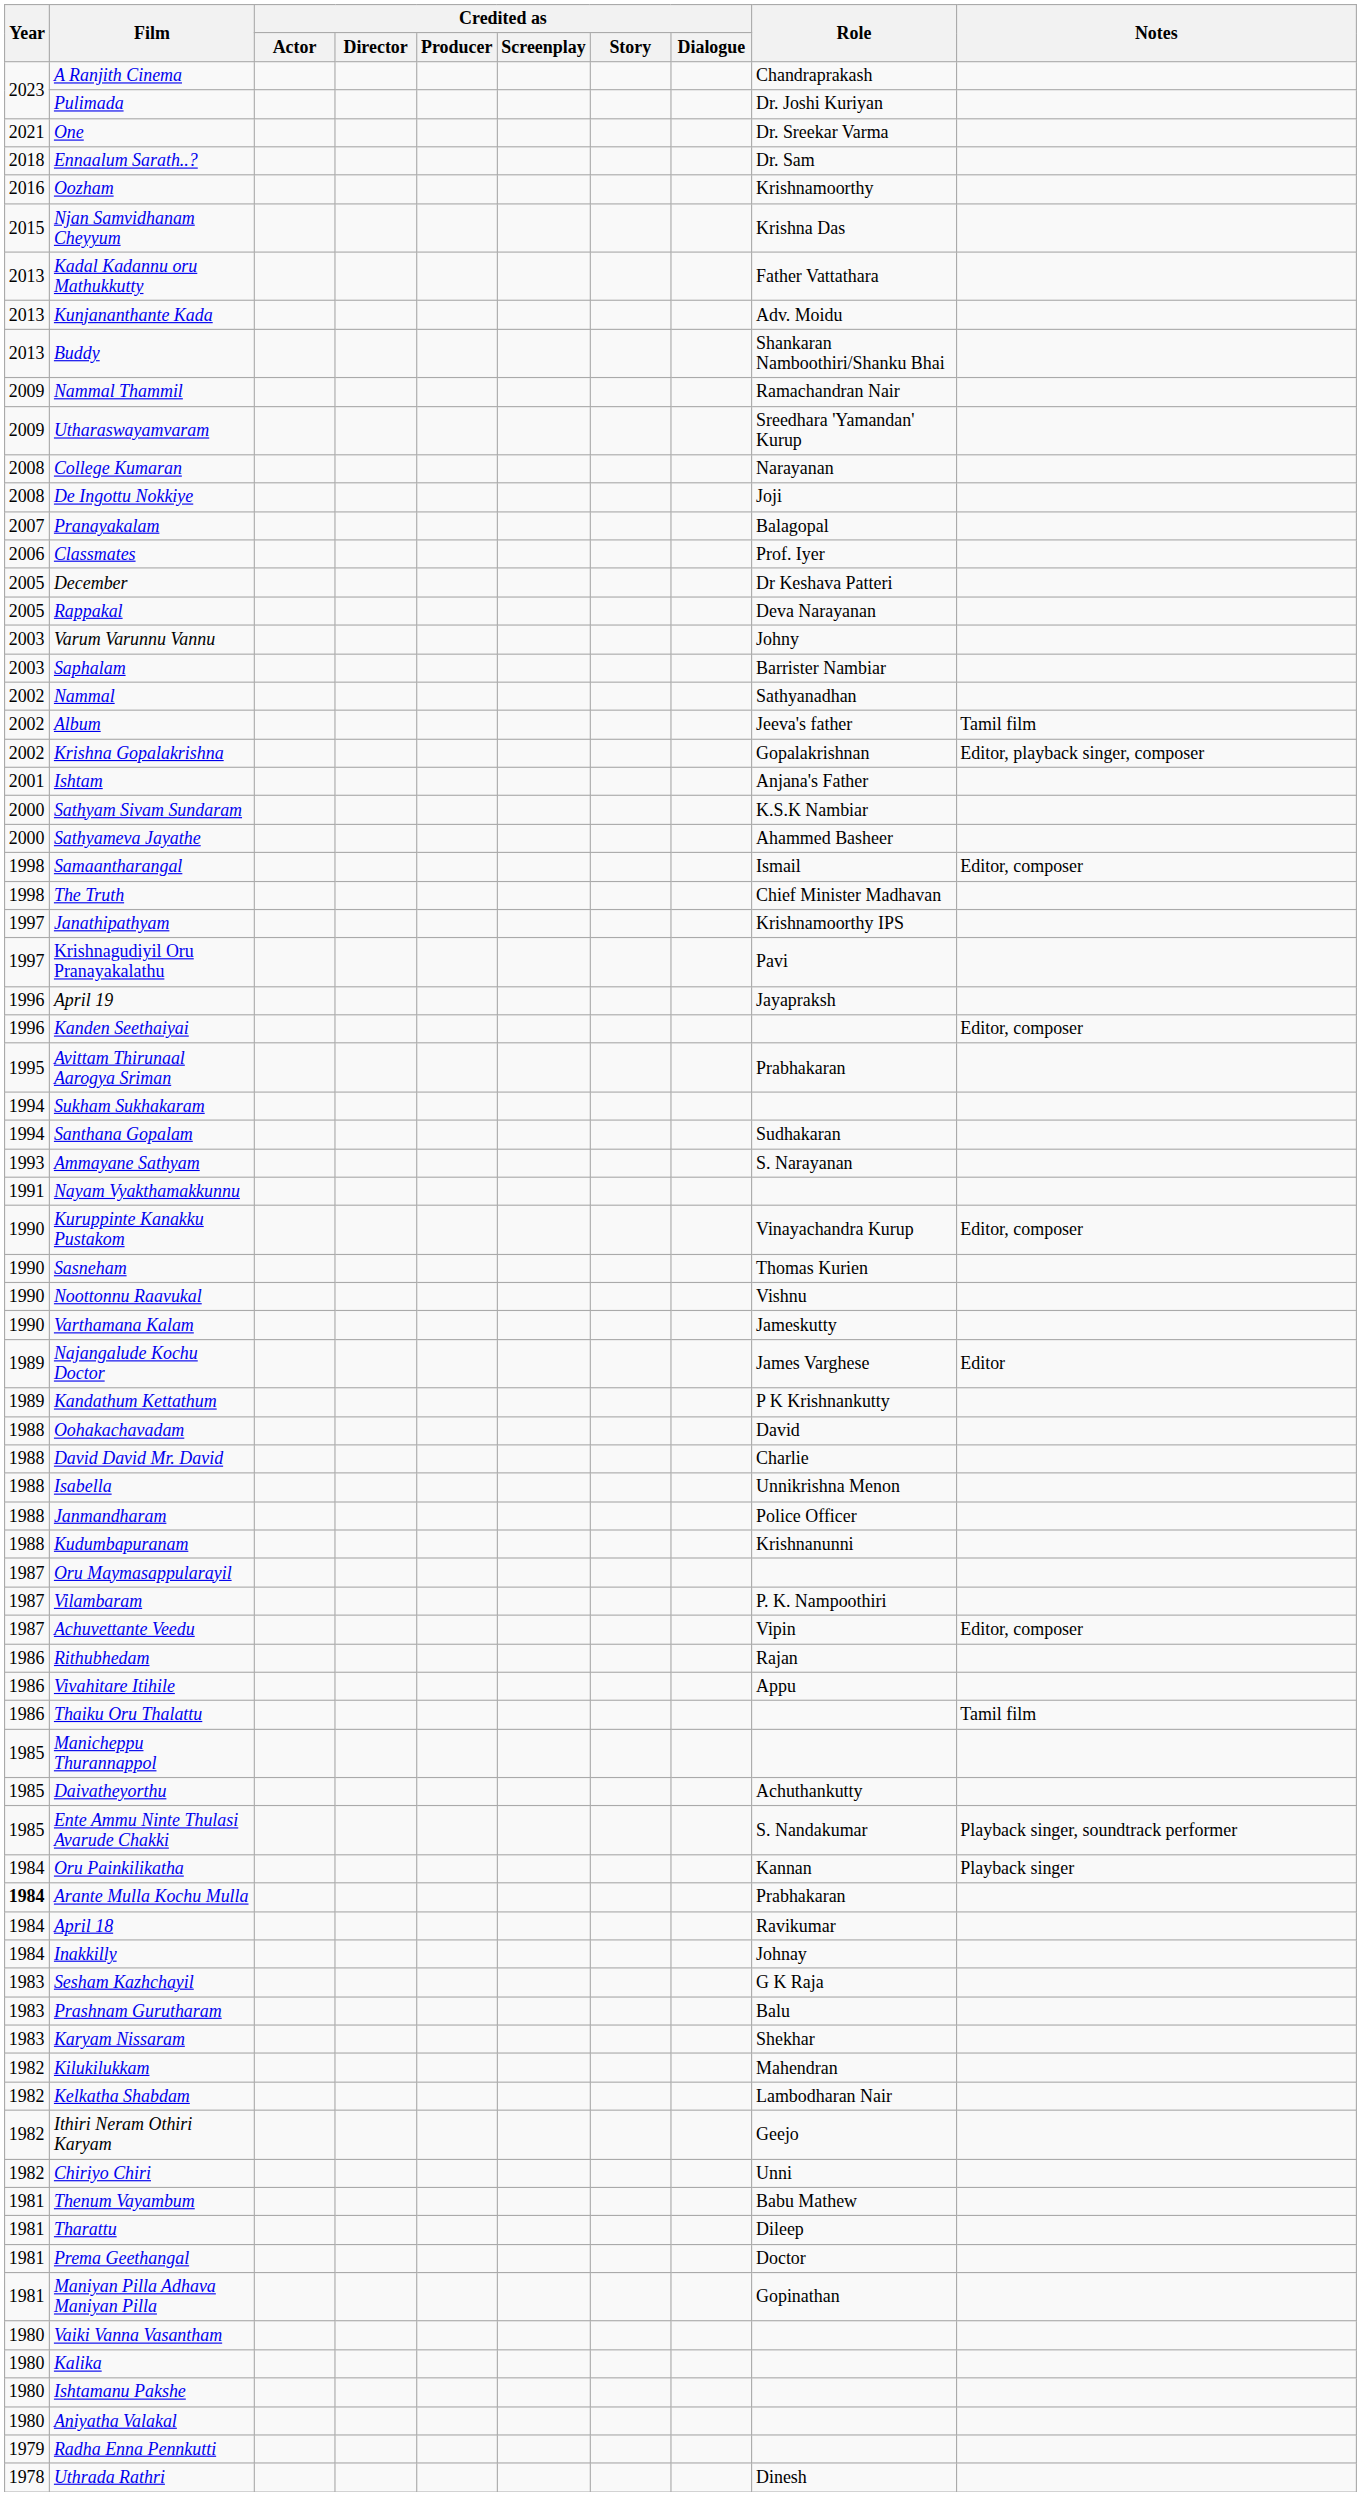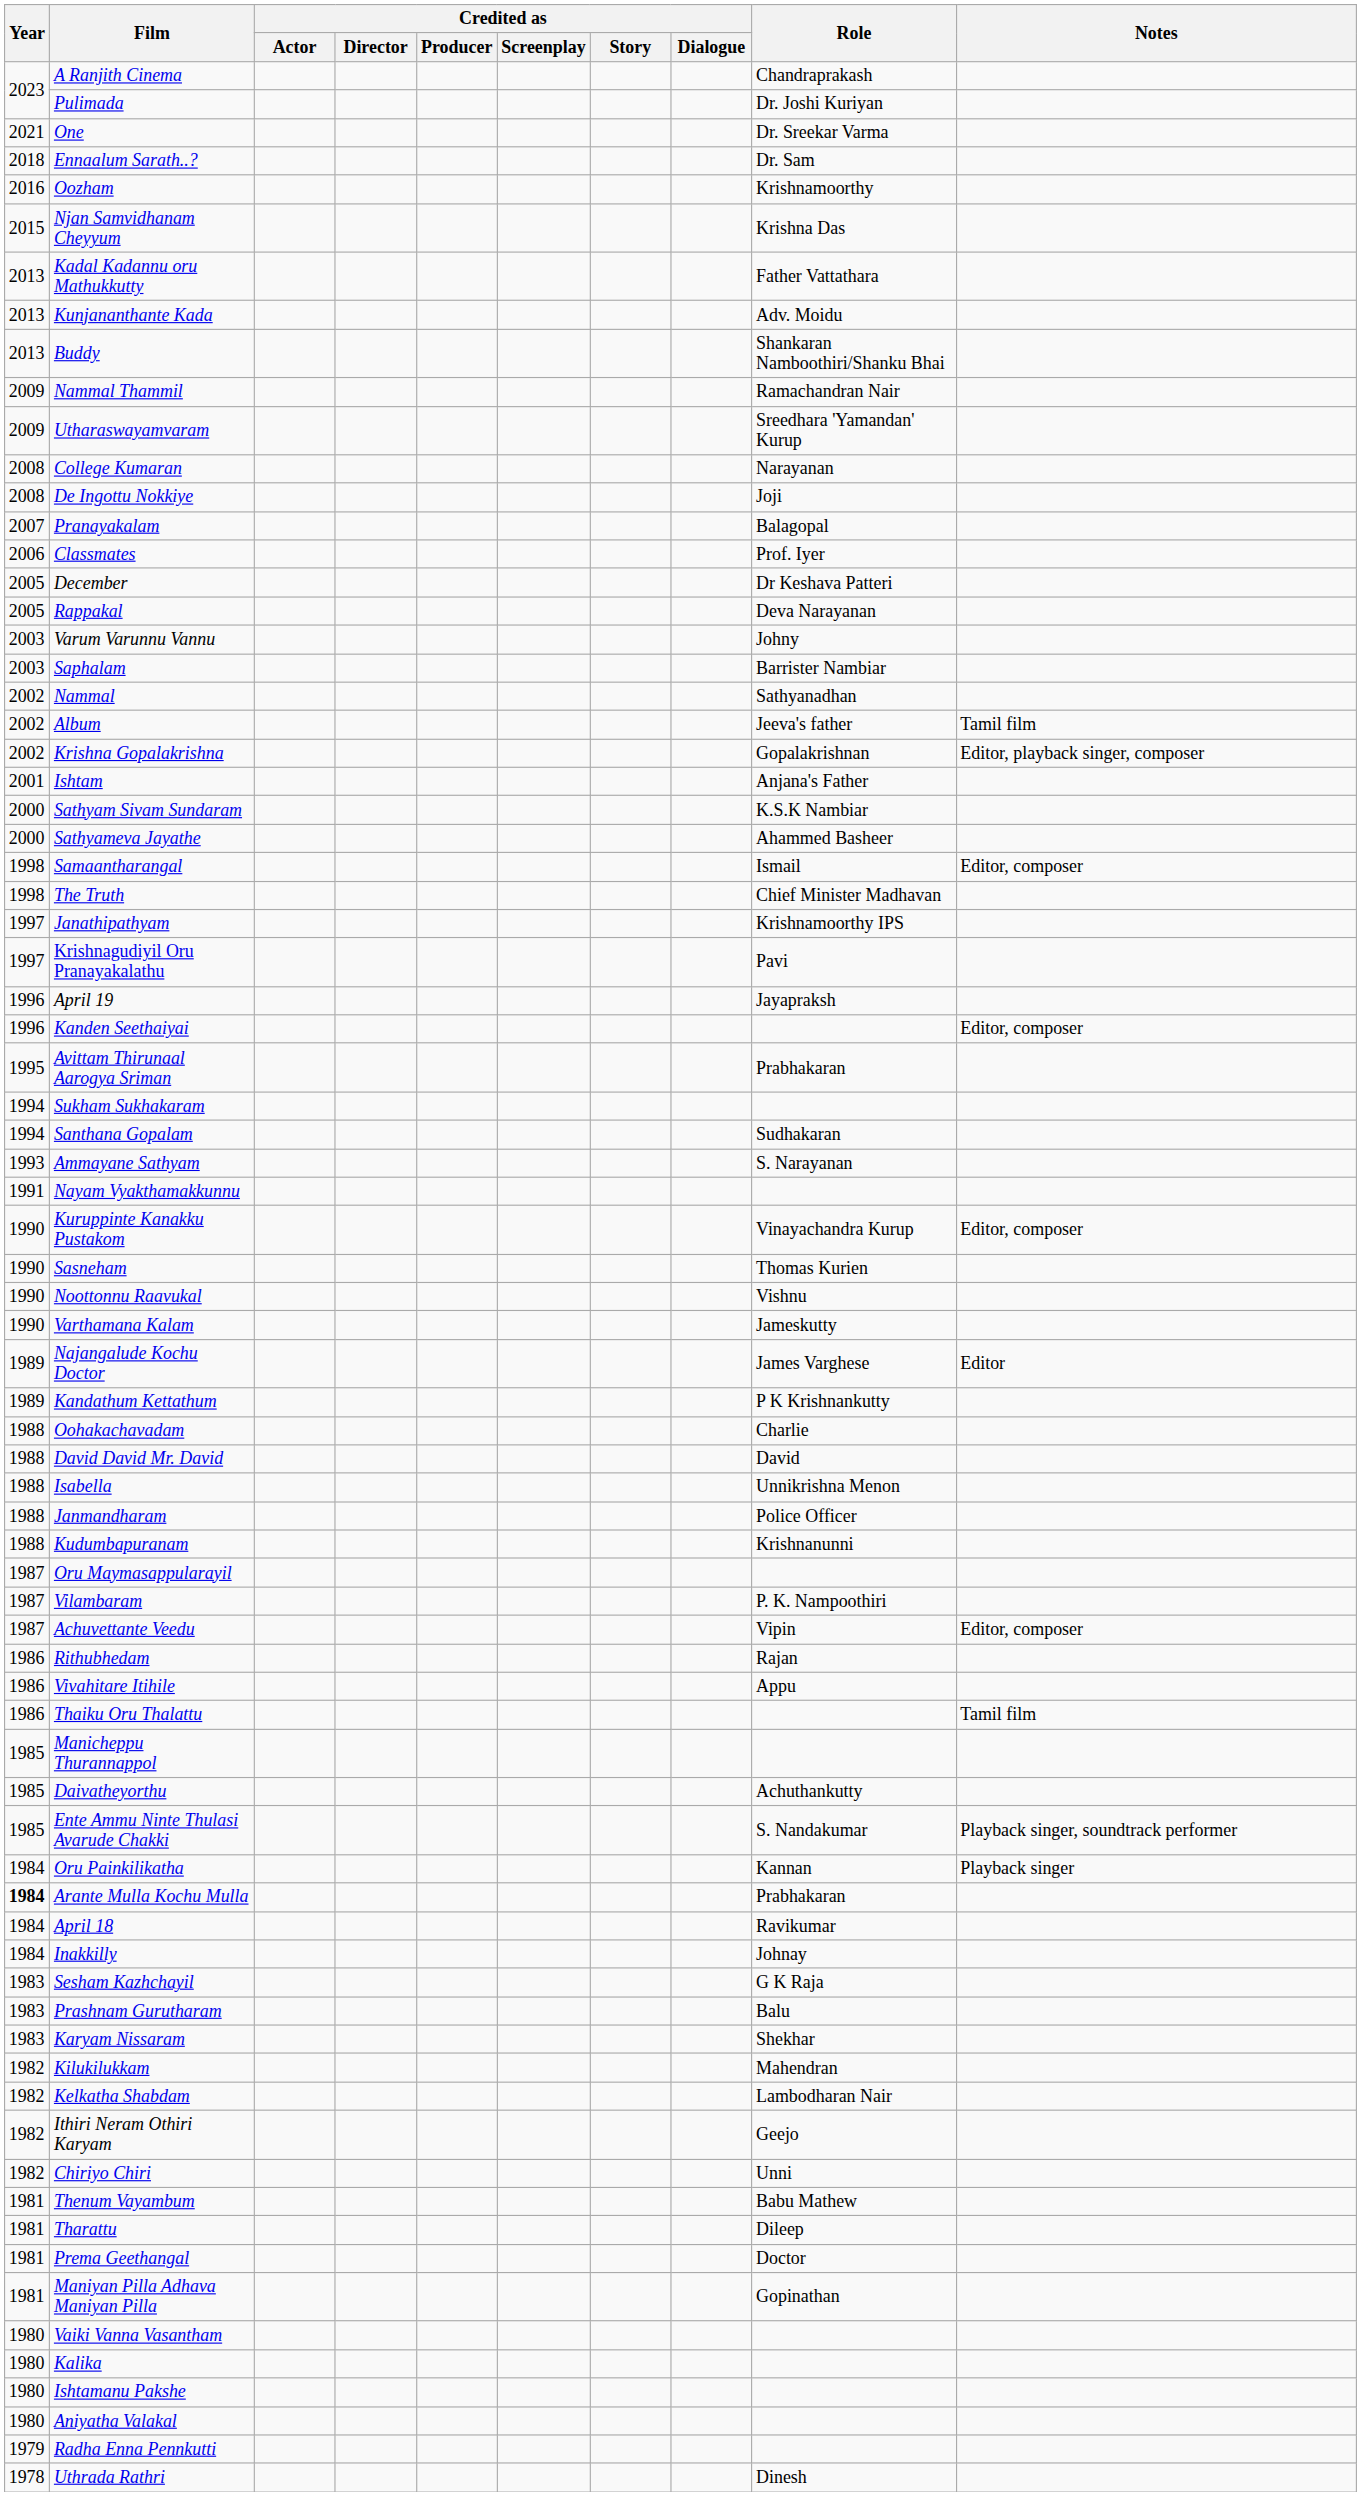(778, 1430) David -> (782, 1430) Charlie
(782, 1458) Charlie -> (778, 1458) David
